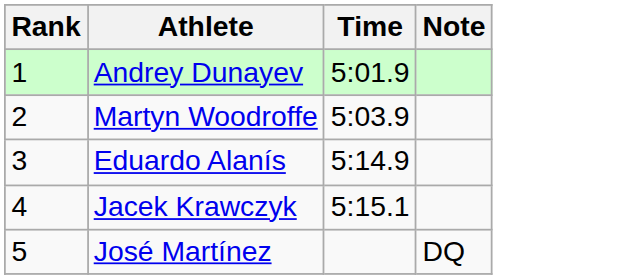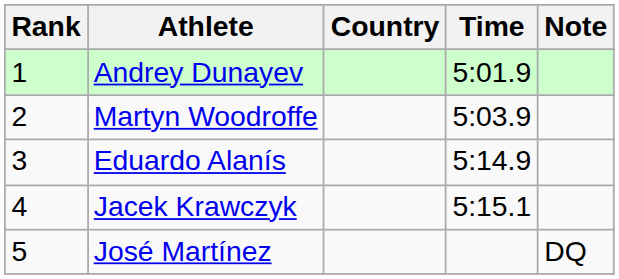+ column: (385, 26)
